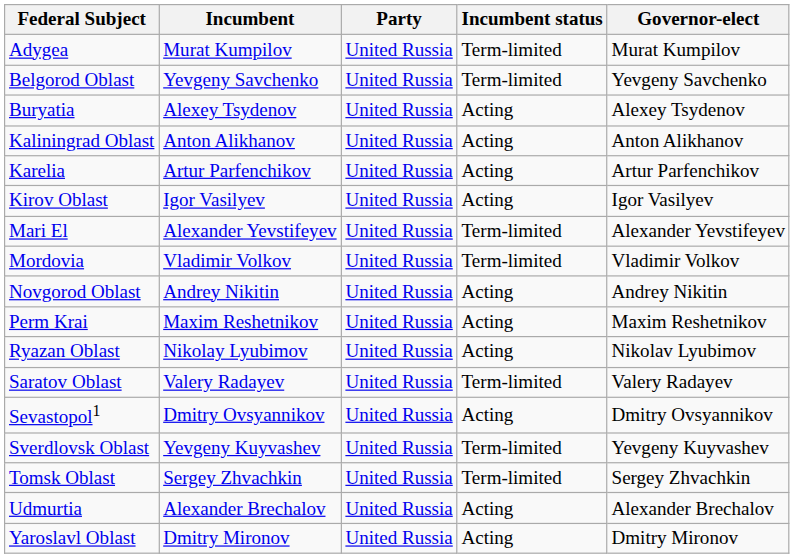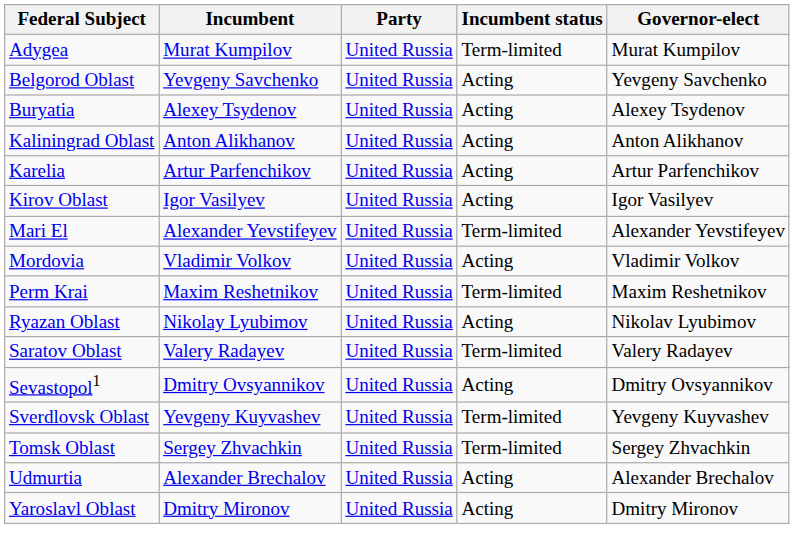(512, 79) Term-limited -> (487, 79) Acting
(512, 261) Term-limited -> (487, 261) Acting
- row: (75, 291)
(487, 321) Acting -> (512, 291) Term-limited
